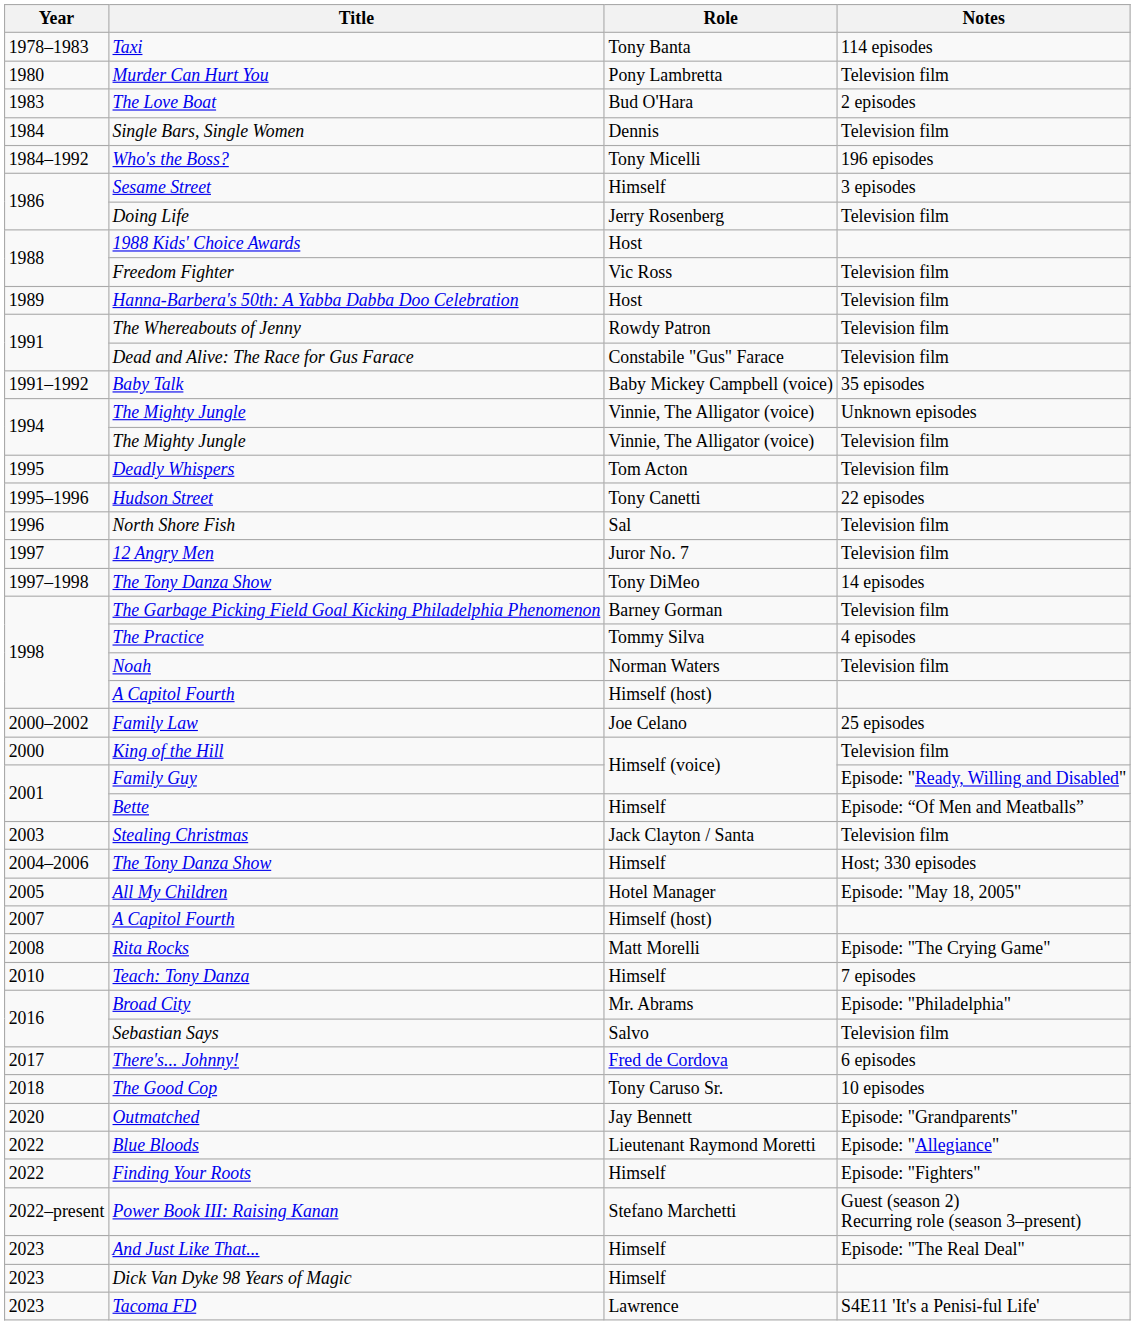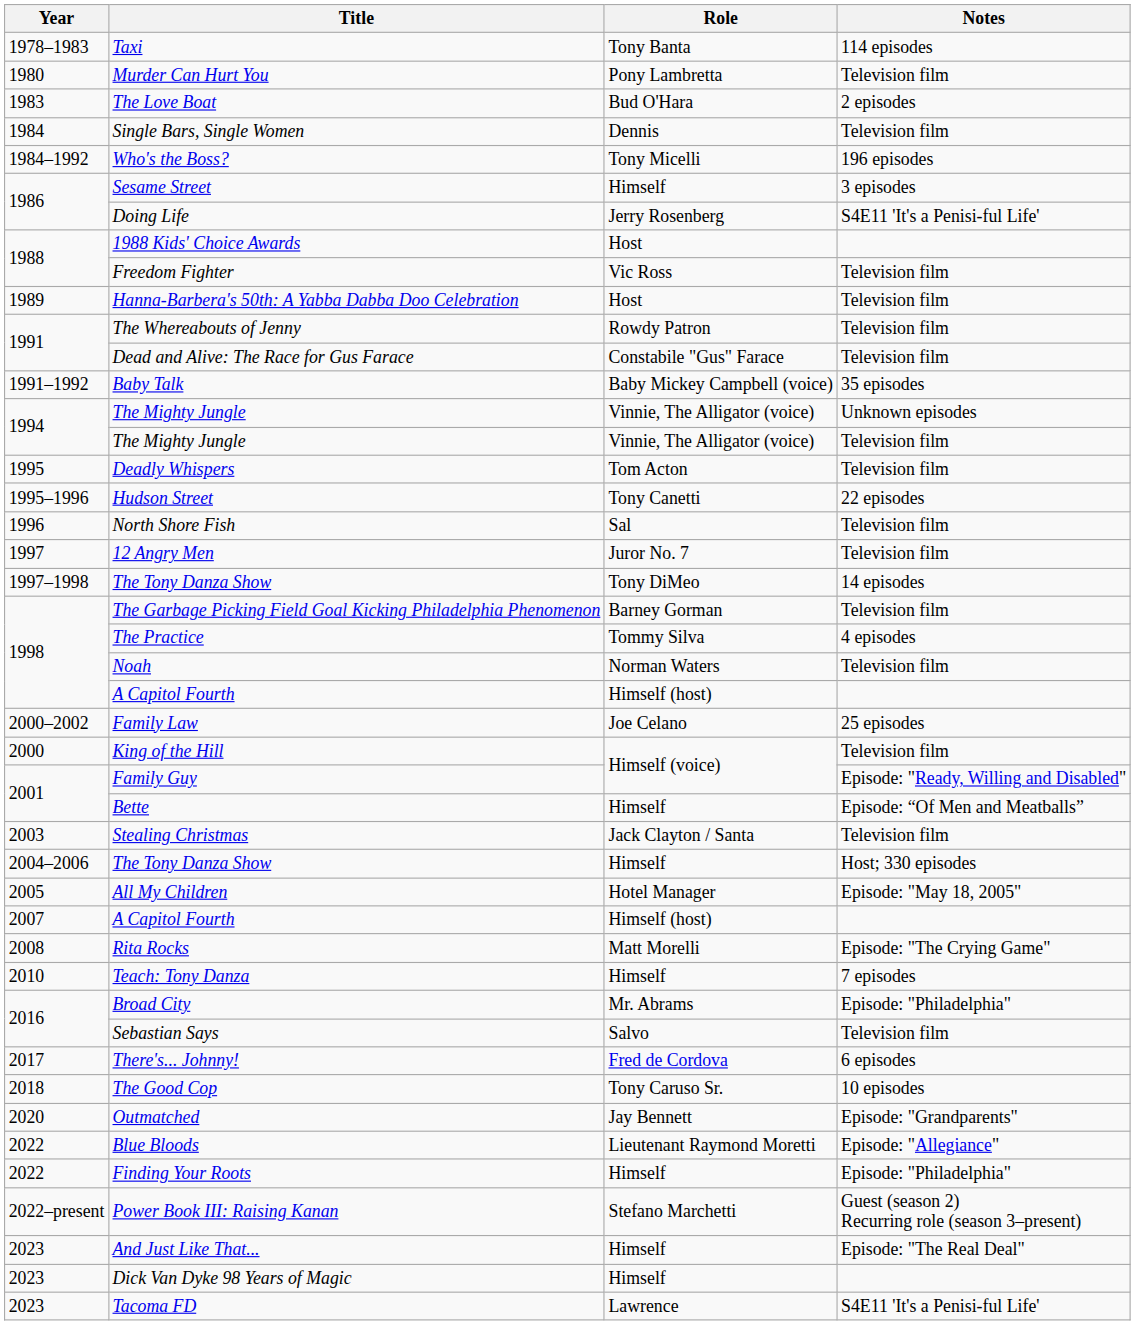(895, 215) Television film -> (940, 215) S4E11 'It's a Penisi-ful Life'
(911, 1173) Episode: "Fighters" -> (926, 1173) Episode: "Philadelphia"
